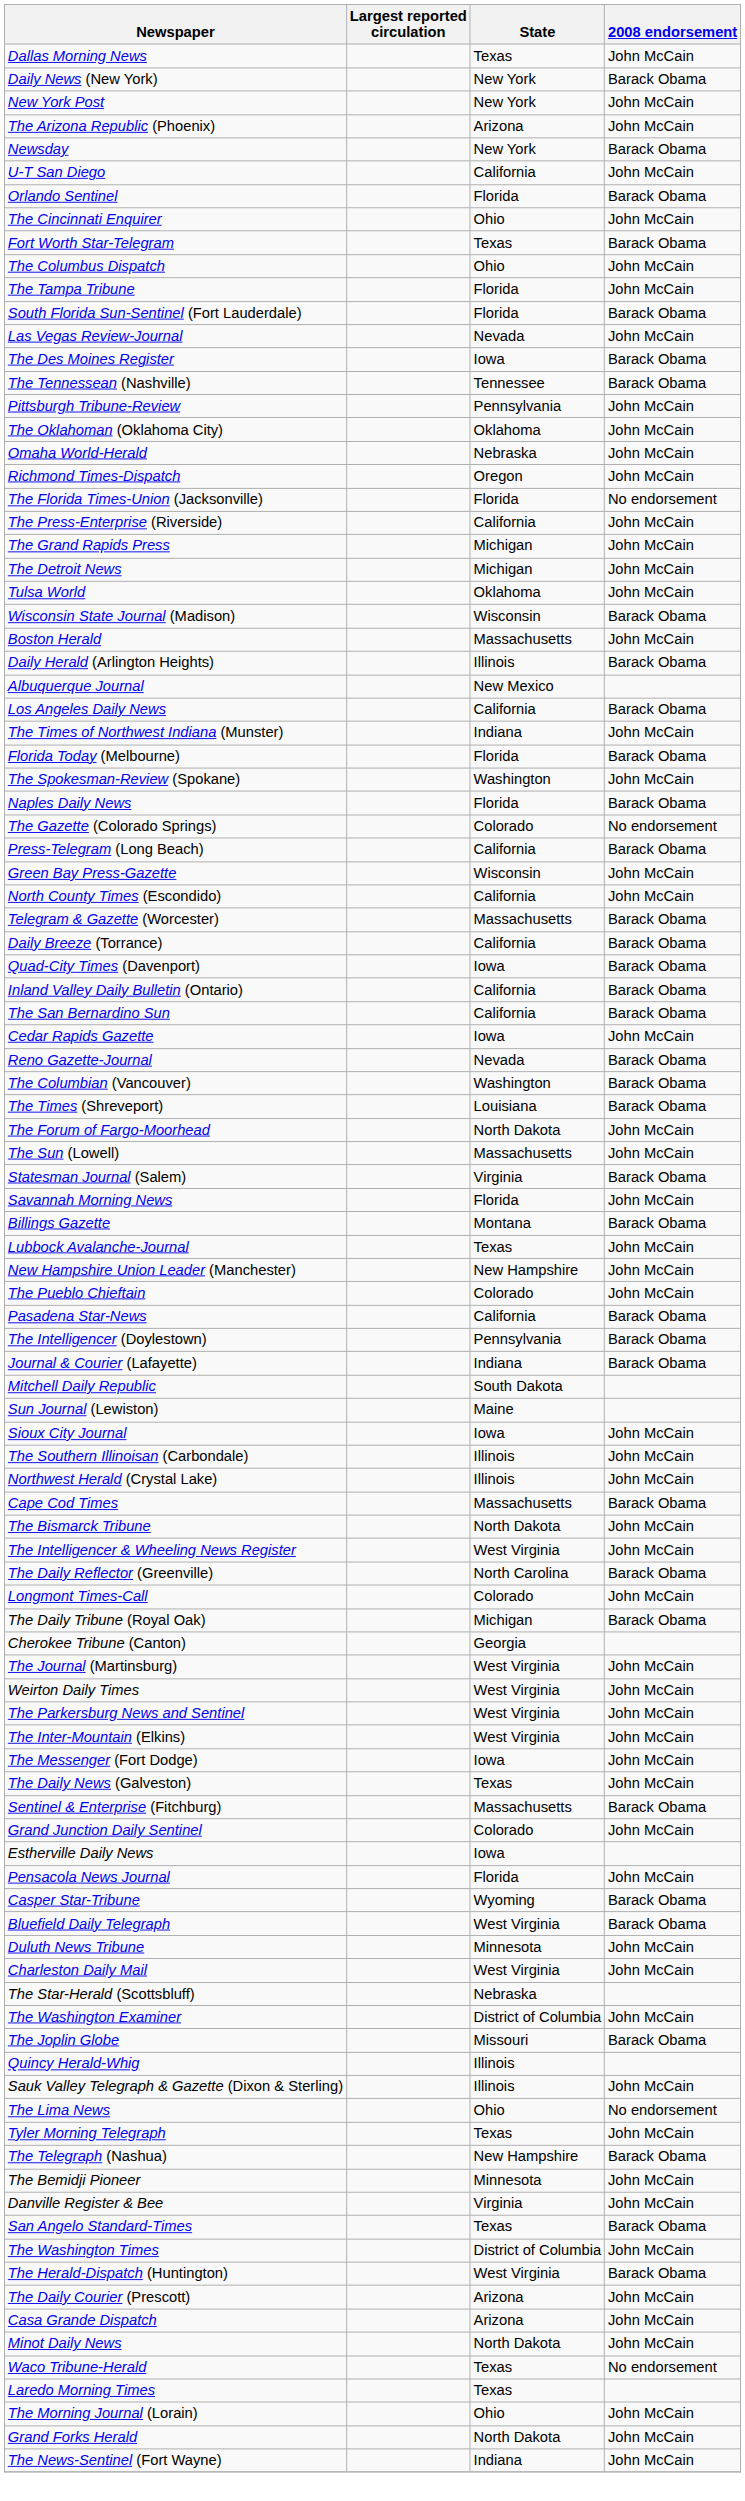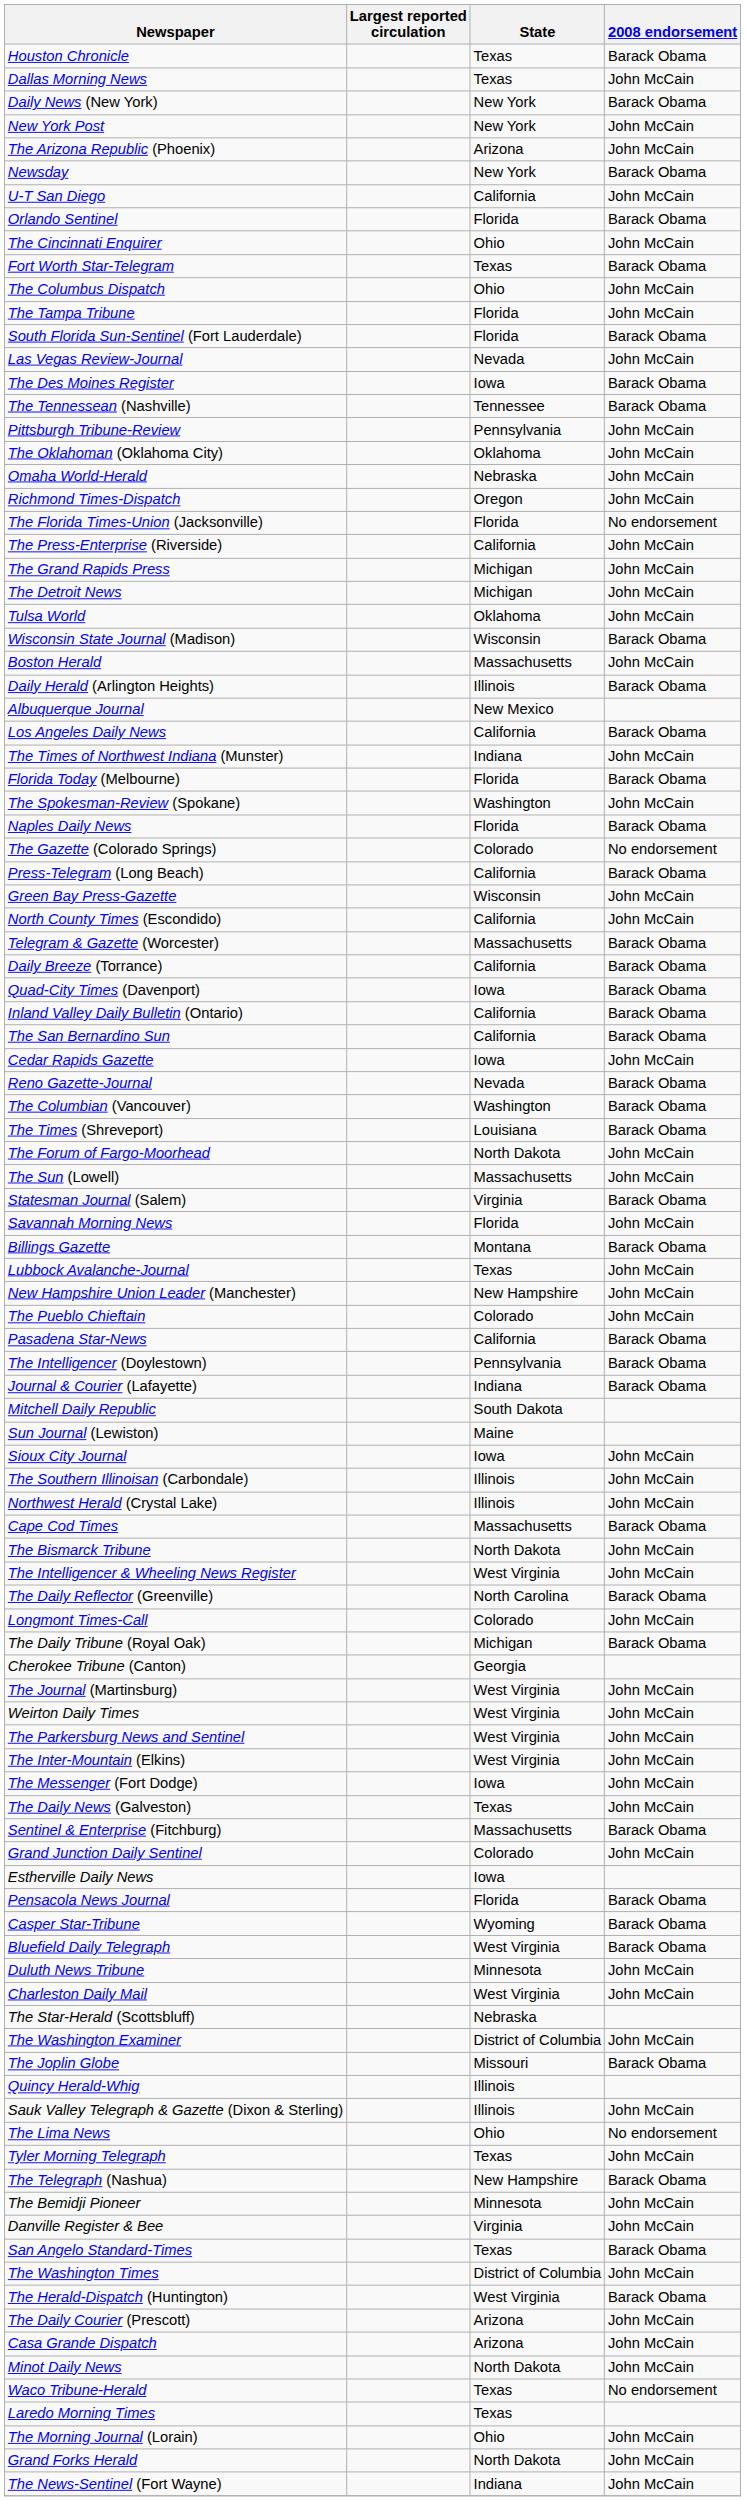+ row: (68, 56)
(651, 1876) John McCain -> (657, 1900) Barack Obama
